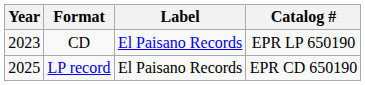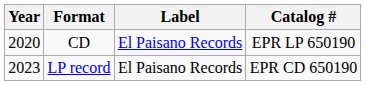(24, 42) 2023 -> (24, 42) 2020
(24, 67) 2025 -> (24, 67) 2023
